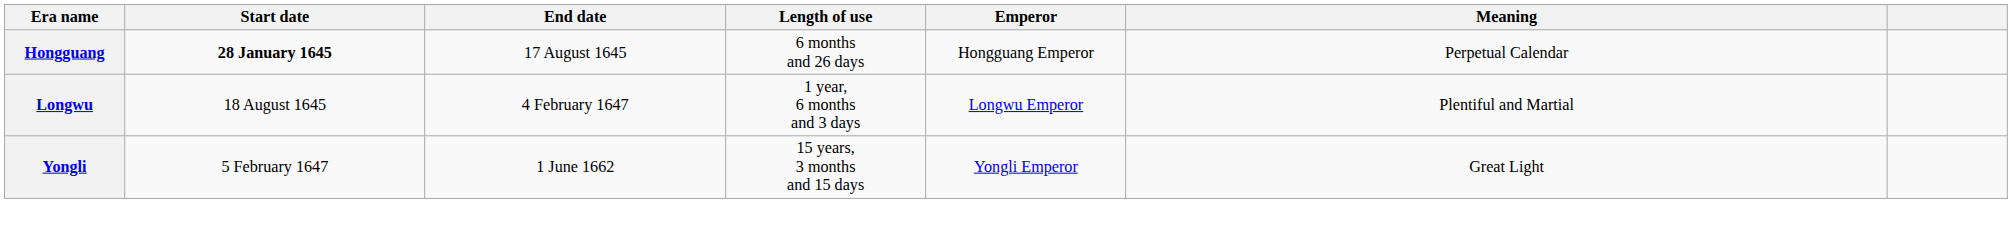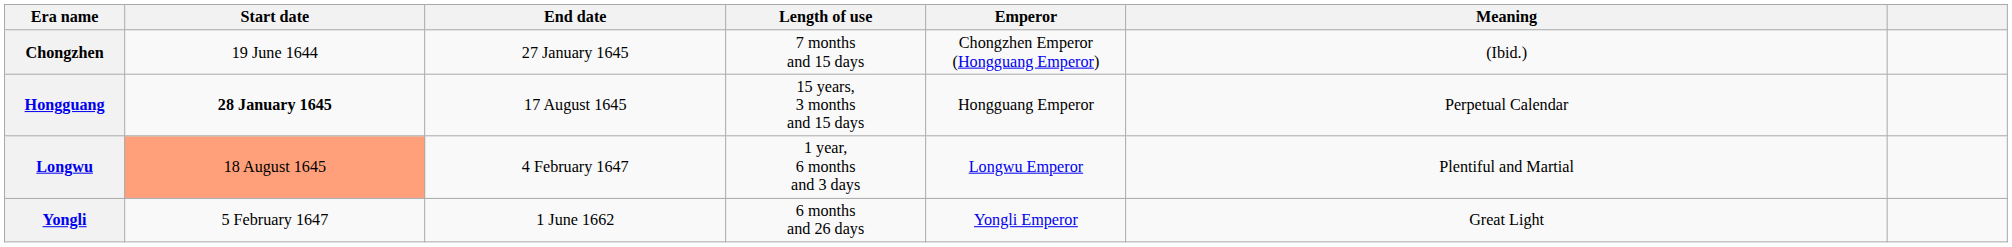+ row: (65, 52)
(826, 52) 6 months and 26 days -> (826, 104) 15 years, 3 months and 15 days
(275, 104) no background -> (275, 166) lightsalmon background
(826, 166) 15 years, 3 months and 15 days -> (826, 219) 6 months and 26 days
